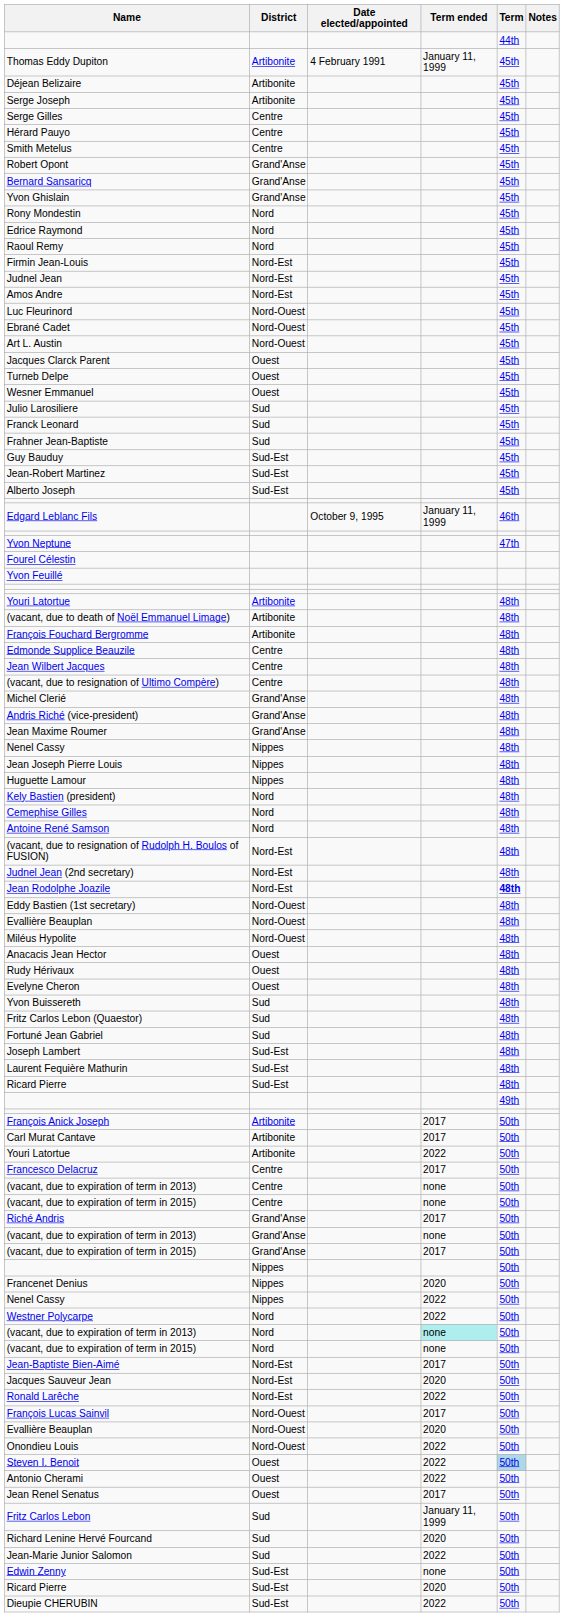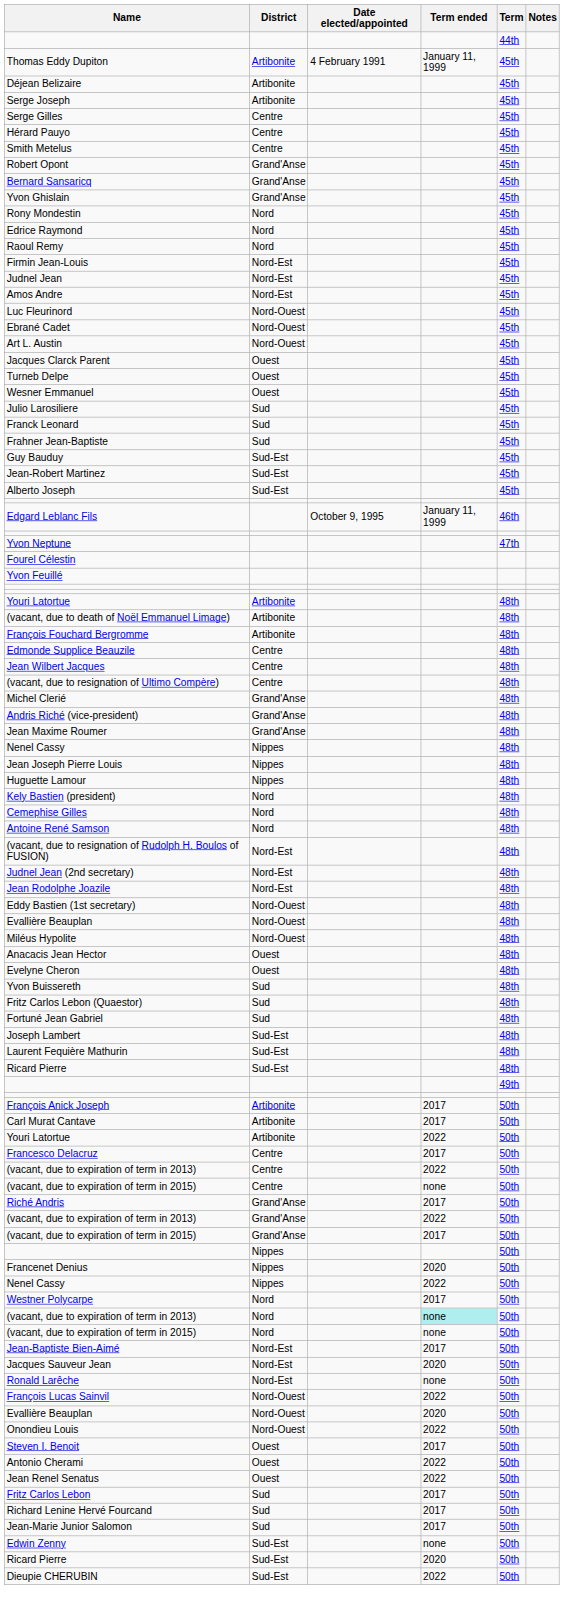(510, 889) bold -> (509, 889) normal
- row: (40, 970)
(434, 1186) none -> (434, 1170) 2022
(434, 1235) none -> (434, 1219) 2022
(434, 1316) 2022 -> (434, 1300) 2017
(434, 1397) 2022 -> (434, 1381) none
(434, 1413) 2017 -> (434, 1397) 2022
(434, 1462) 2022 -> (434, 1446) 2017
(509, 1462) lightblue background -> (509, 1446) no background
(434, 1495) 2017 -> (434, 1478) 2022
(449, 1517) January 11, 1999 -> (434, 1495) 2017
(434, 1539) 2020 -> (434, 1511) 2017
(434, 1555) 2022 -> (434, 1527) 2017
